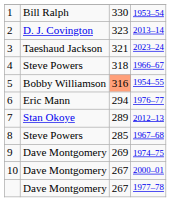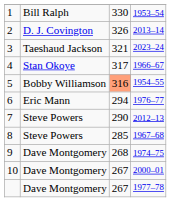(120, 30) 323 -> (120, 30) 326
(53, 65) Steve Powers -> (49, 65) Stan Okoye
(120, 65) 318 -> (120, 65) 317
(49, 118) Stan Okoye -> (53, 118) Steve Powers
(120, 118) 289 -> (120, 118) 290
(120, 153) 269 -> (120, 153) 268
